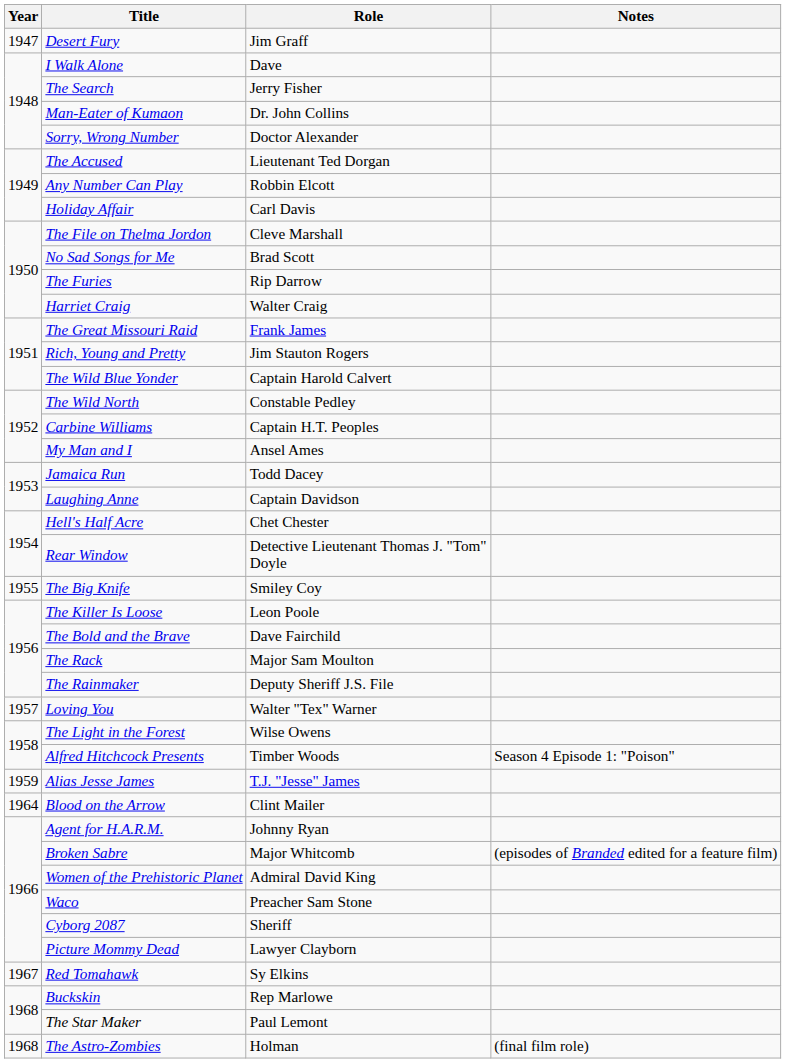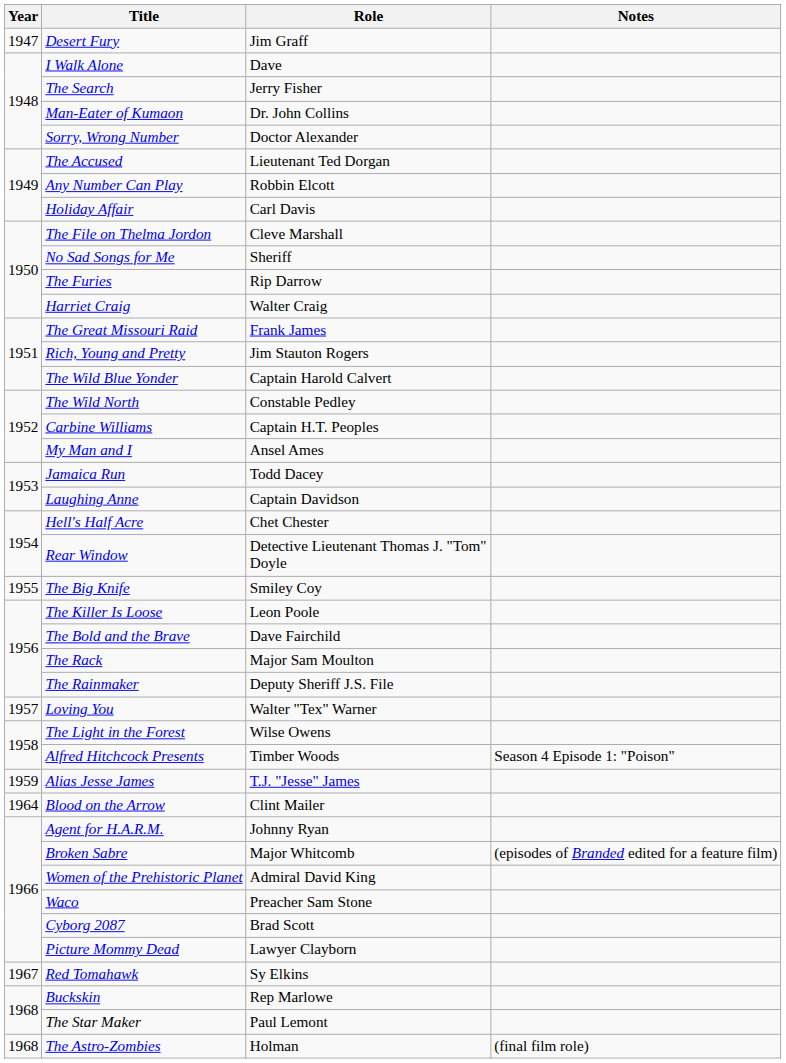(282, 257) Brad Scott -> (271, 257) Sheriff
(271, 925) Sheriff -> (282, 925) Brad Scott
